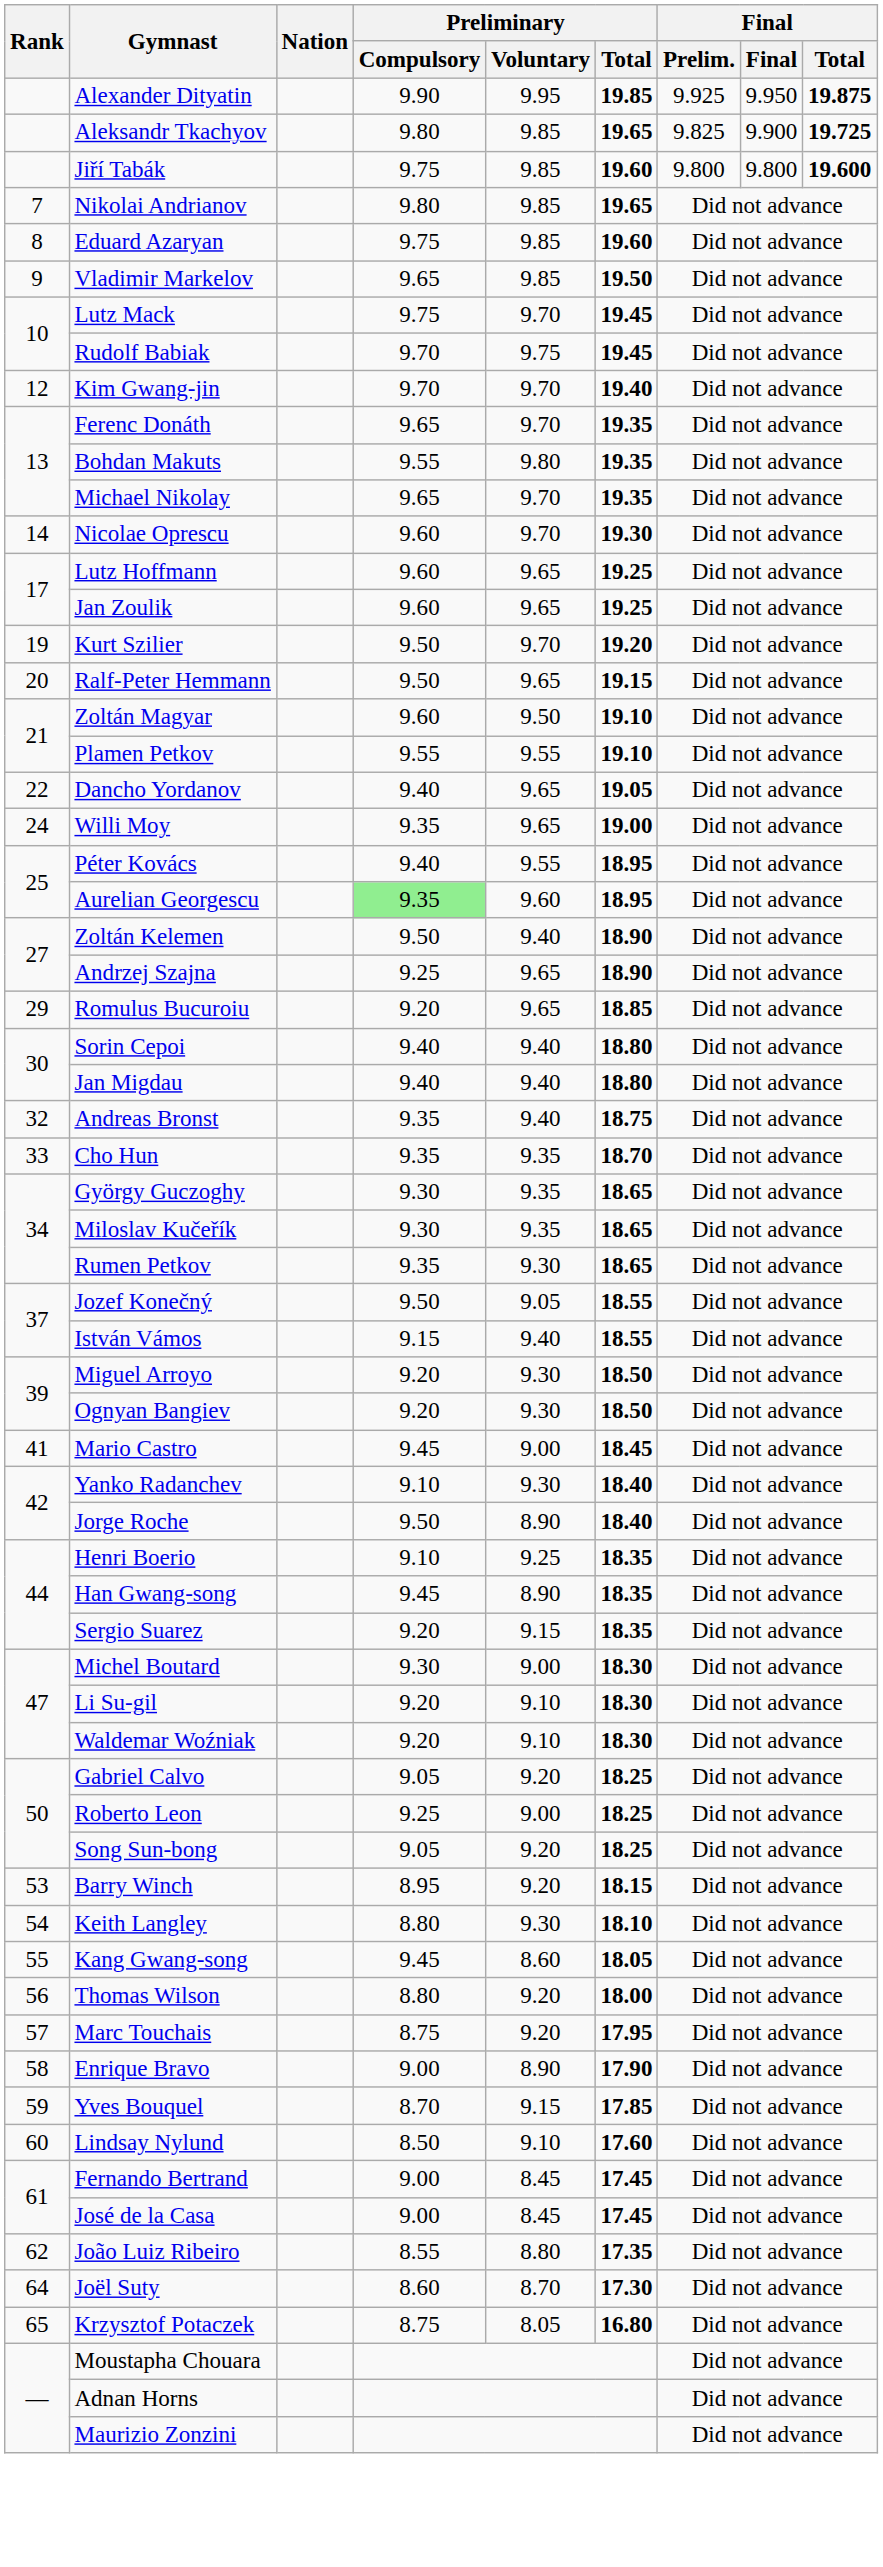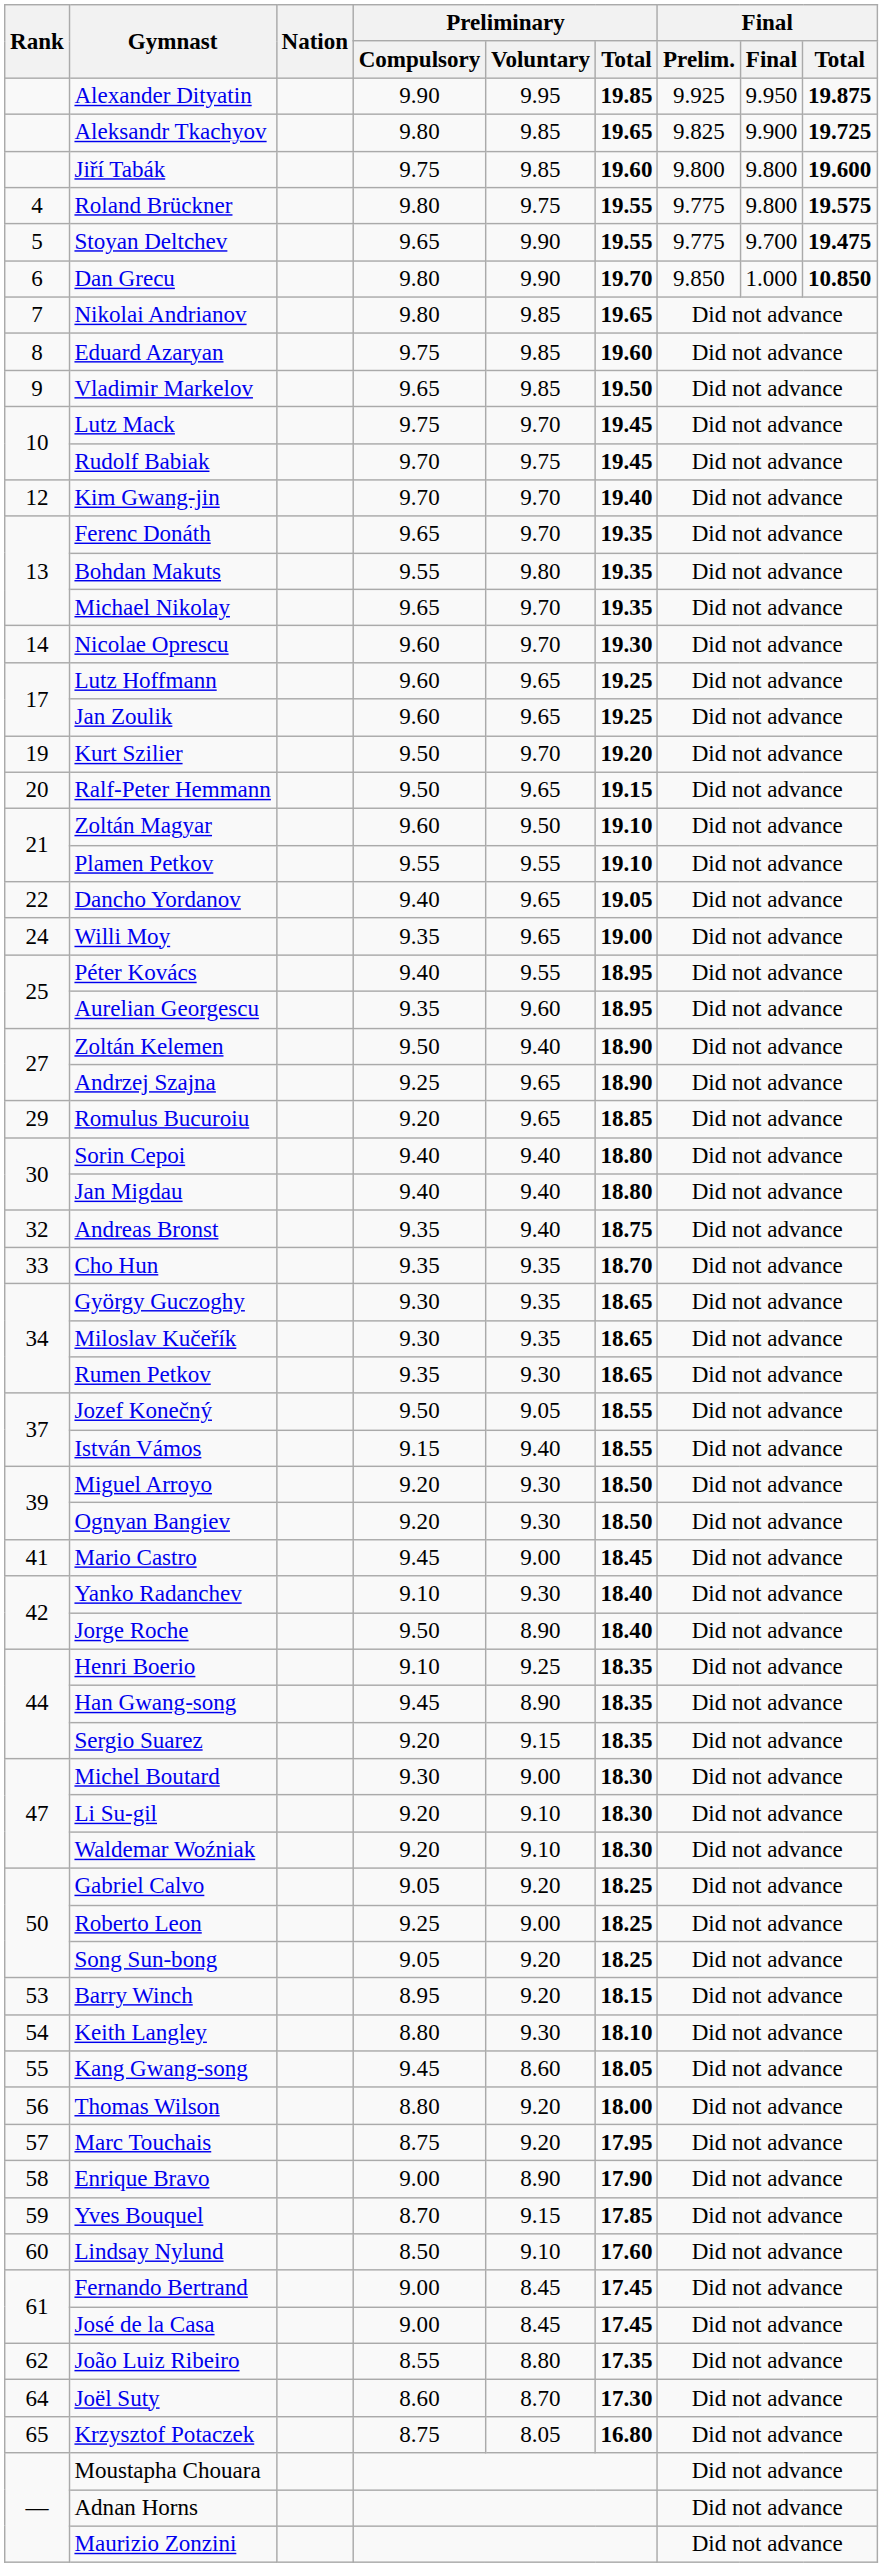+ row: (153, 205)
+ row: (151, 242)
+ row: (125, 278)
(419, 899) lightgreen background -> (419, 1009) no background
